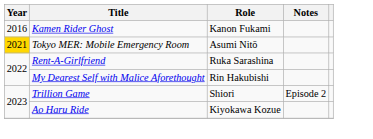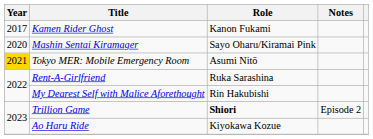(17, 28) 2016 -> (17, 28) 2017
+ row: (85, 45)
(222, 93) normal -> (223, 110) bold
